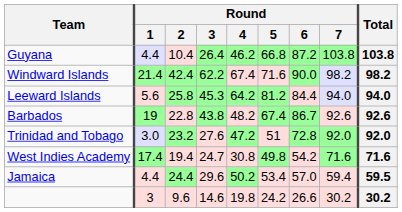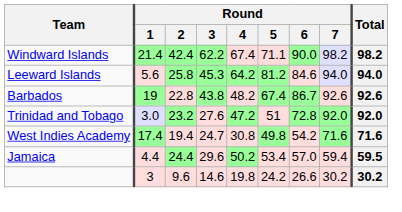- row: (30, 55)
(273, 75) 71.6 -> (273, 55) 71.1
(304, 95) 84.4 -> (304, 75) 84.6
